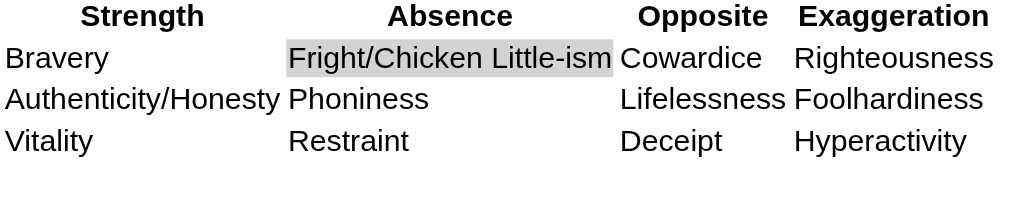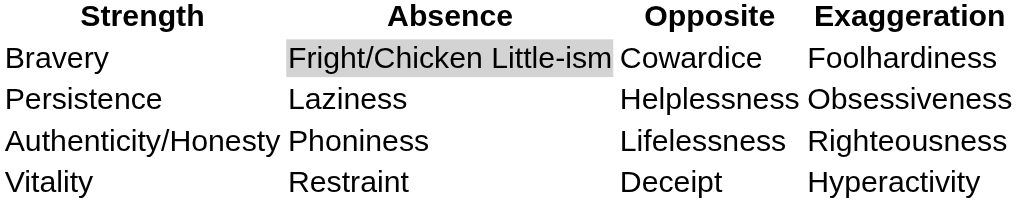(894, 57) Righteousness -> (902, 57) Foolhardiness
+ row: (84, 99)
(889, 99) Foolhardiness -> (907, 140) Righteousness
